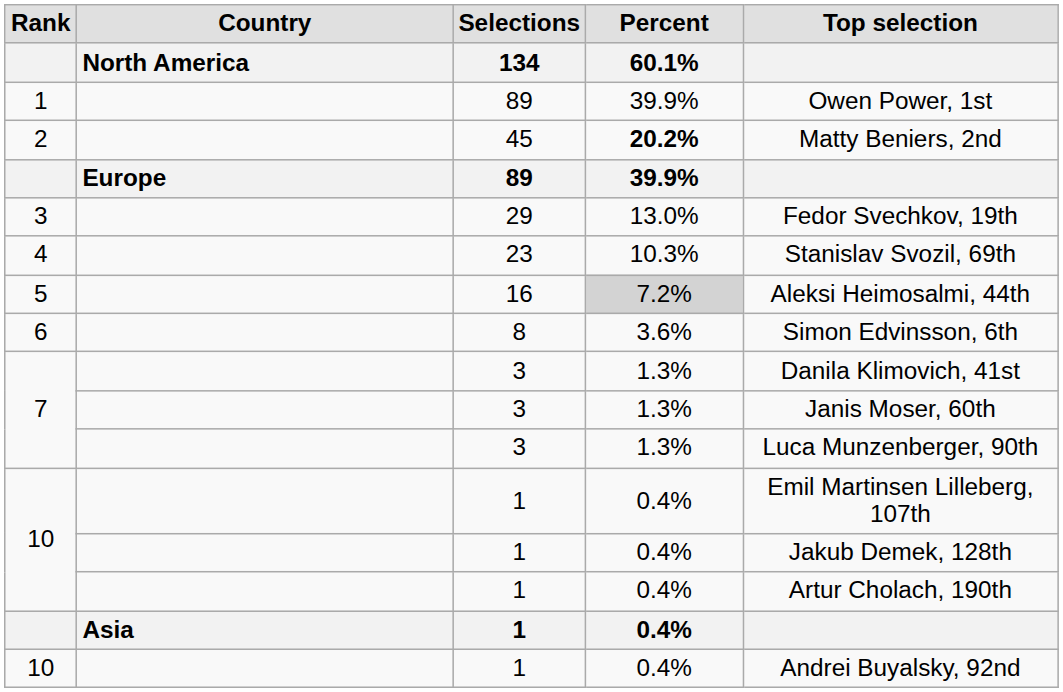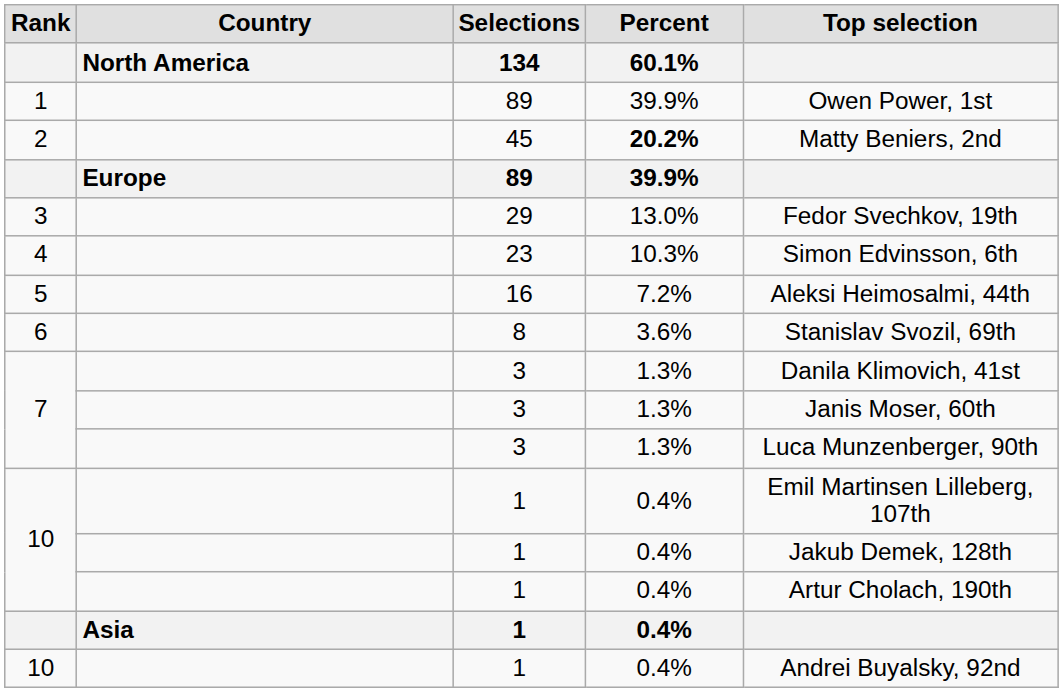(900, 255) Stanislav Svozil, 69th -> (900, 255) Simon Edvinsson, 6th
(664, 293) lightgrey background -> (664, 293) no background
(900, 332) Simon Edvinsson, 6th -> (900, 332) Stanislav Svozil, 69th
